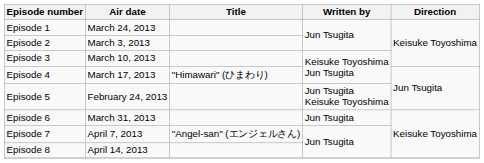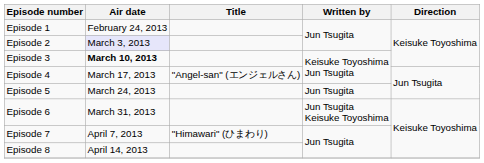(121, 27) March 24, 2013 -> (127, 27) February 24, 2013
(119, 43) no background -> (119, 43) lavender background
(121, 58) normal -> (122, 58) bold
(220, 74) "Himawari" (ひまわり) -> (236, 74) "Angel-san" (エンジェルさん)
(127, 96) February 24, 2013 -> (121, 91) March 24, 2013
(347, 96) Jun Tsugita Keisuke Toyoshima -> (329, 91) Jun Tsugita
(329, 117) Jun Tsugita -> (347, 112) Jun Tsugita Keisuke Toyoshima
(236, 134) "Angel-san" (エンジェルさん) -> (220, 134) "Himawari" (ひまわり)
